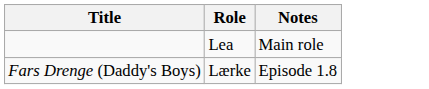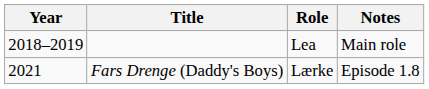+ column: (46, 17)
